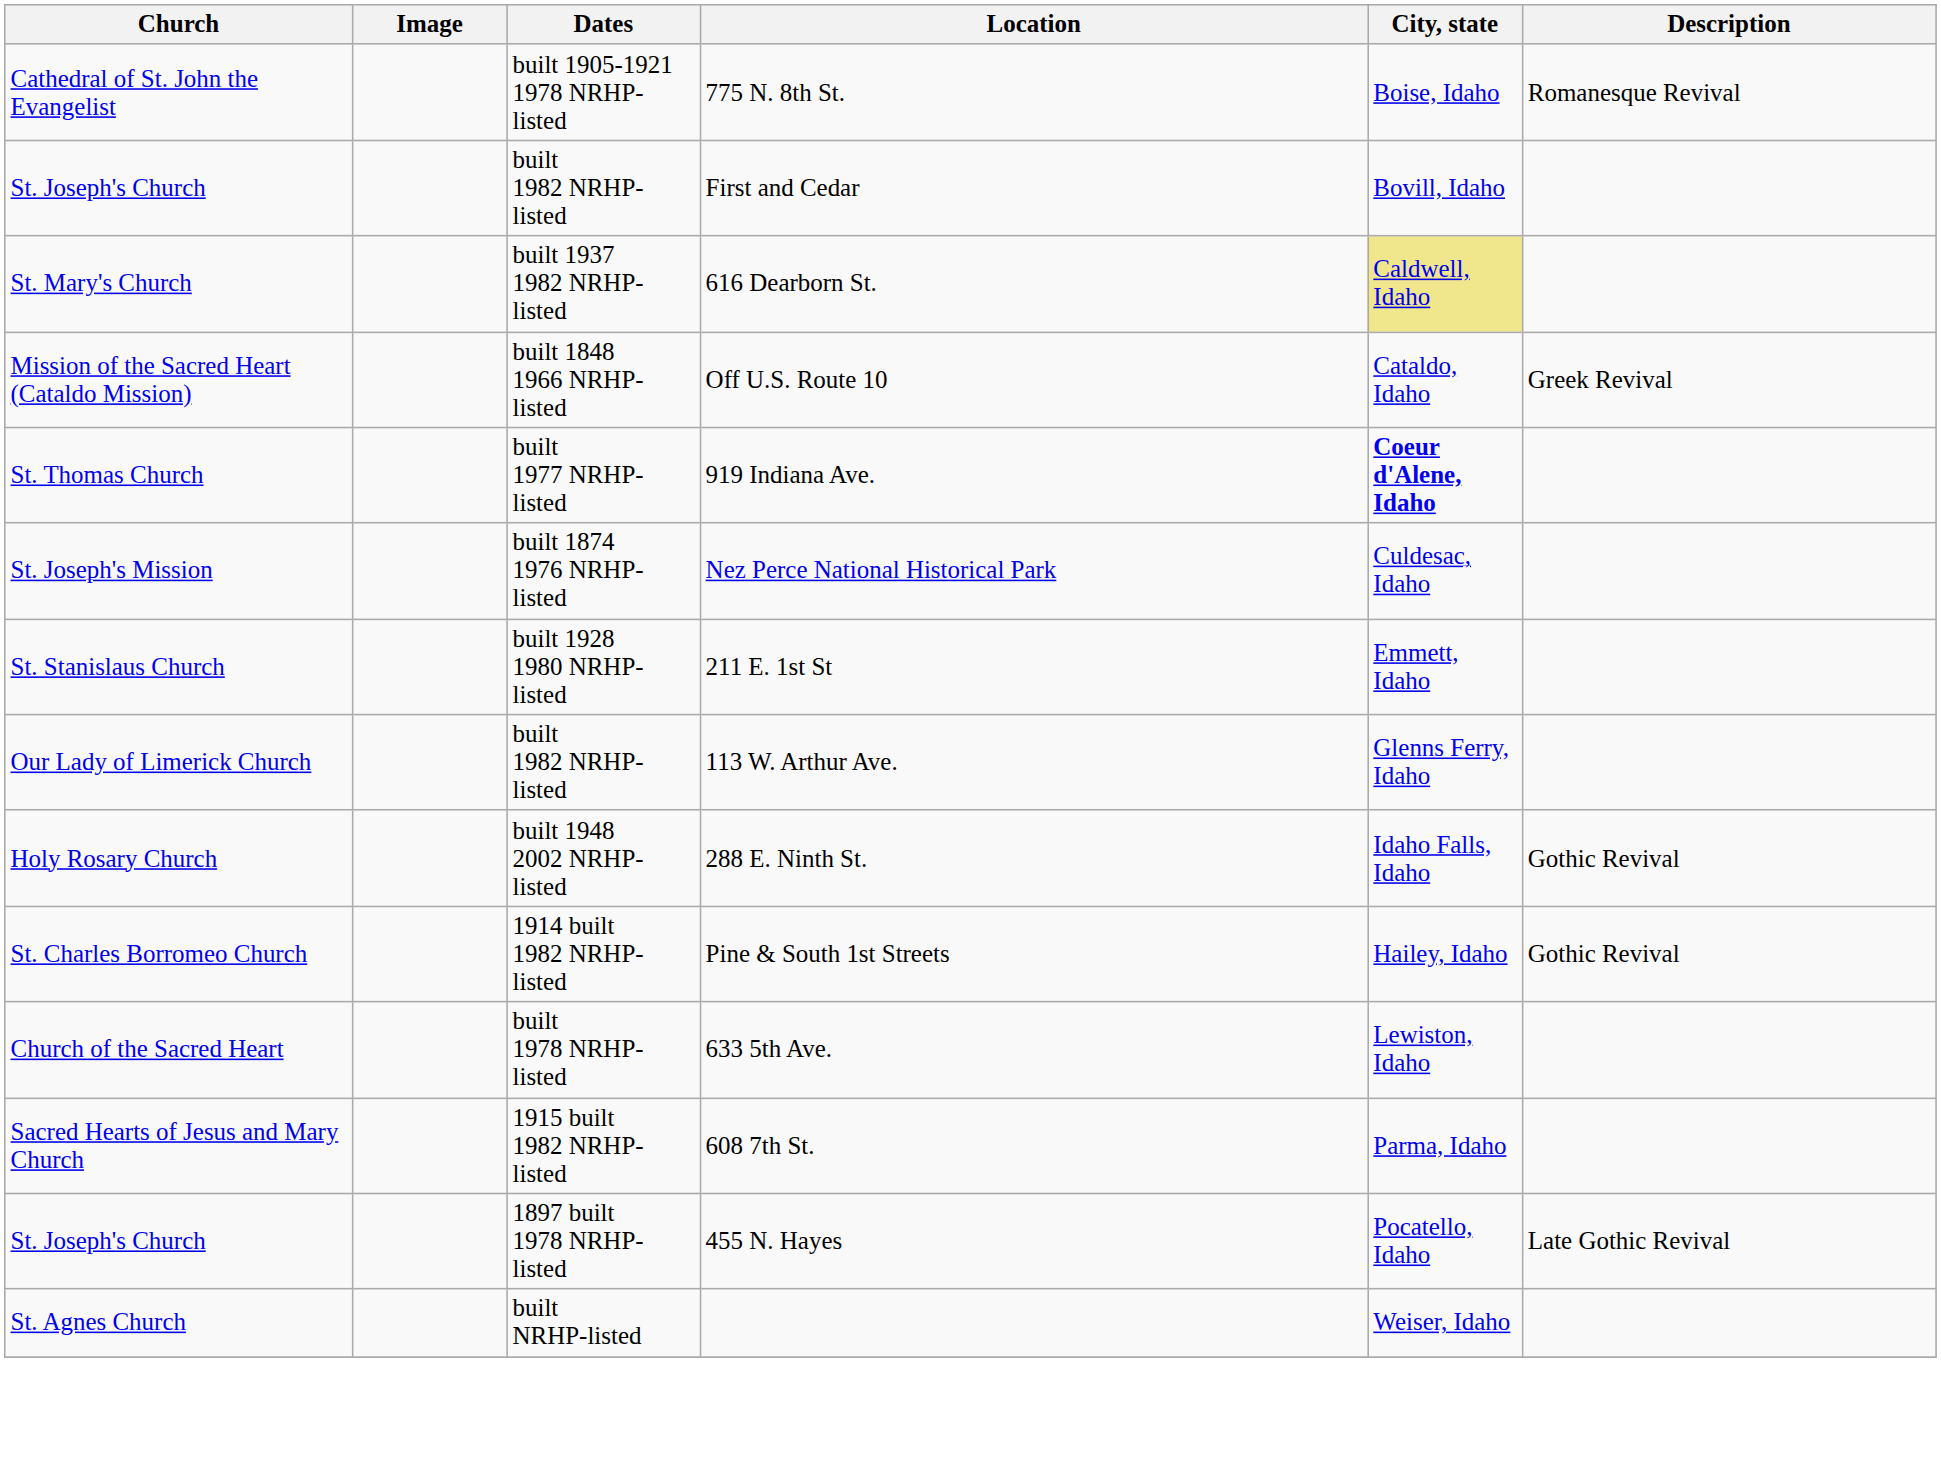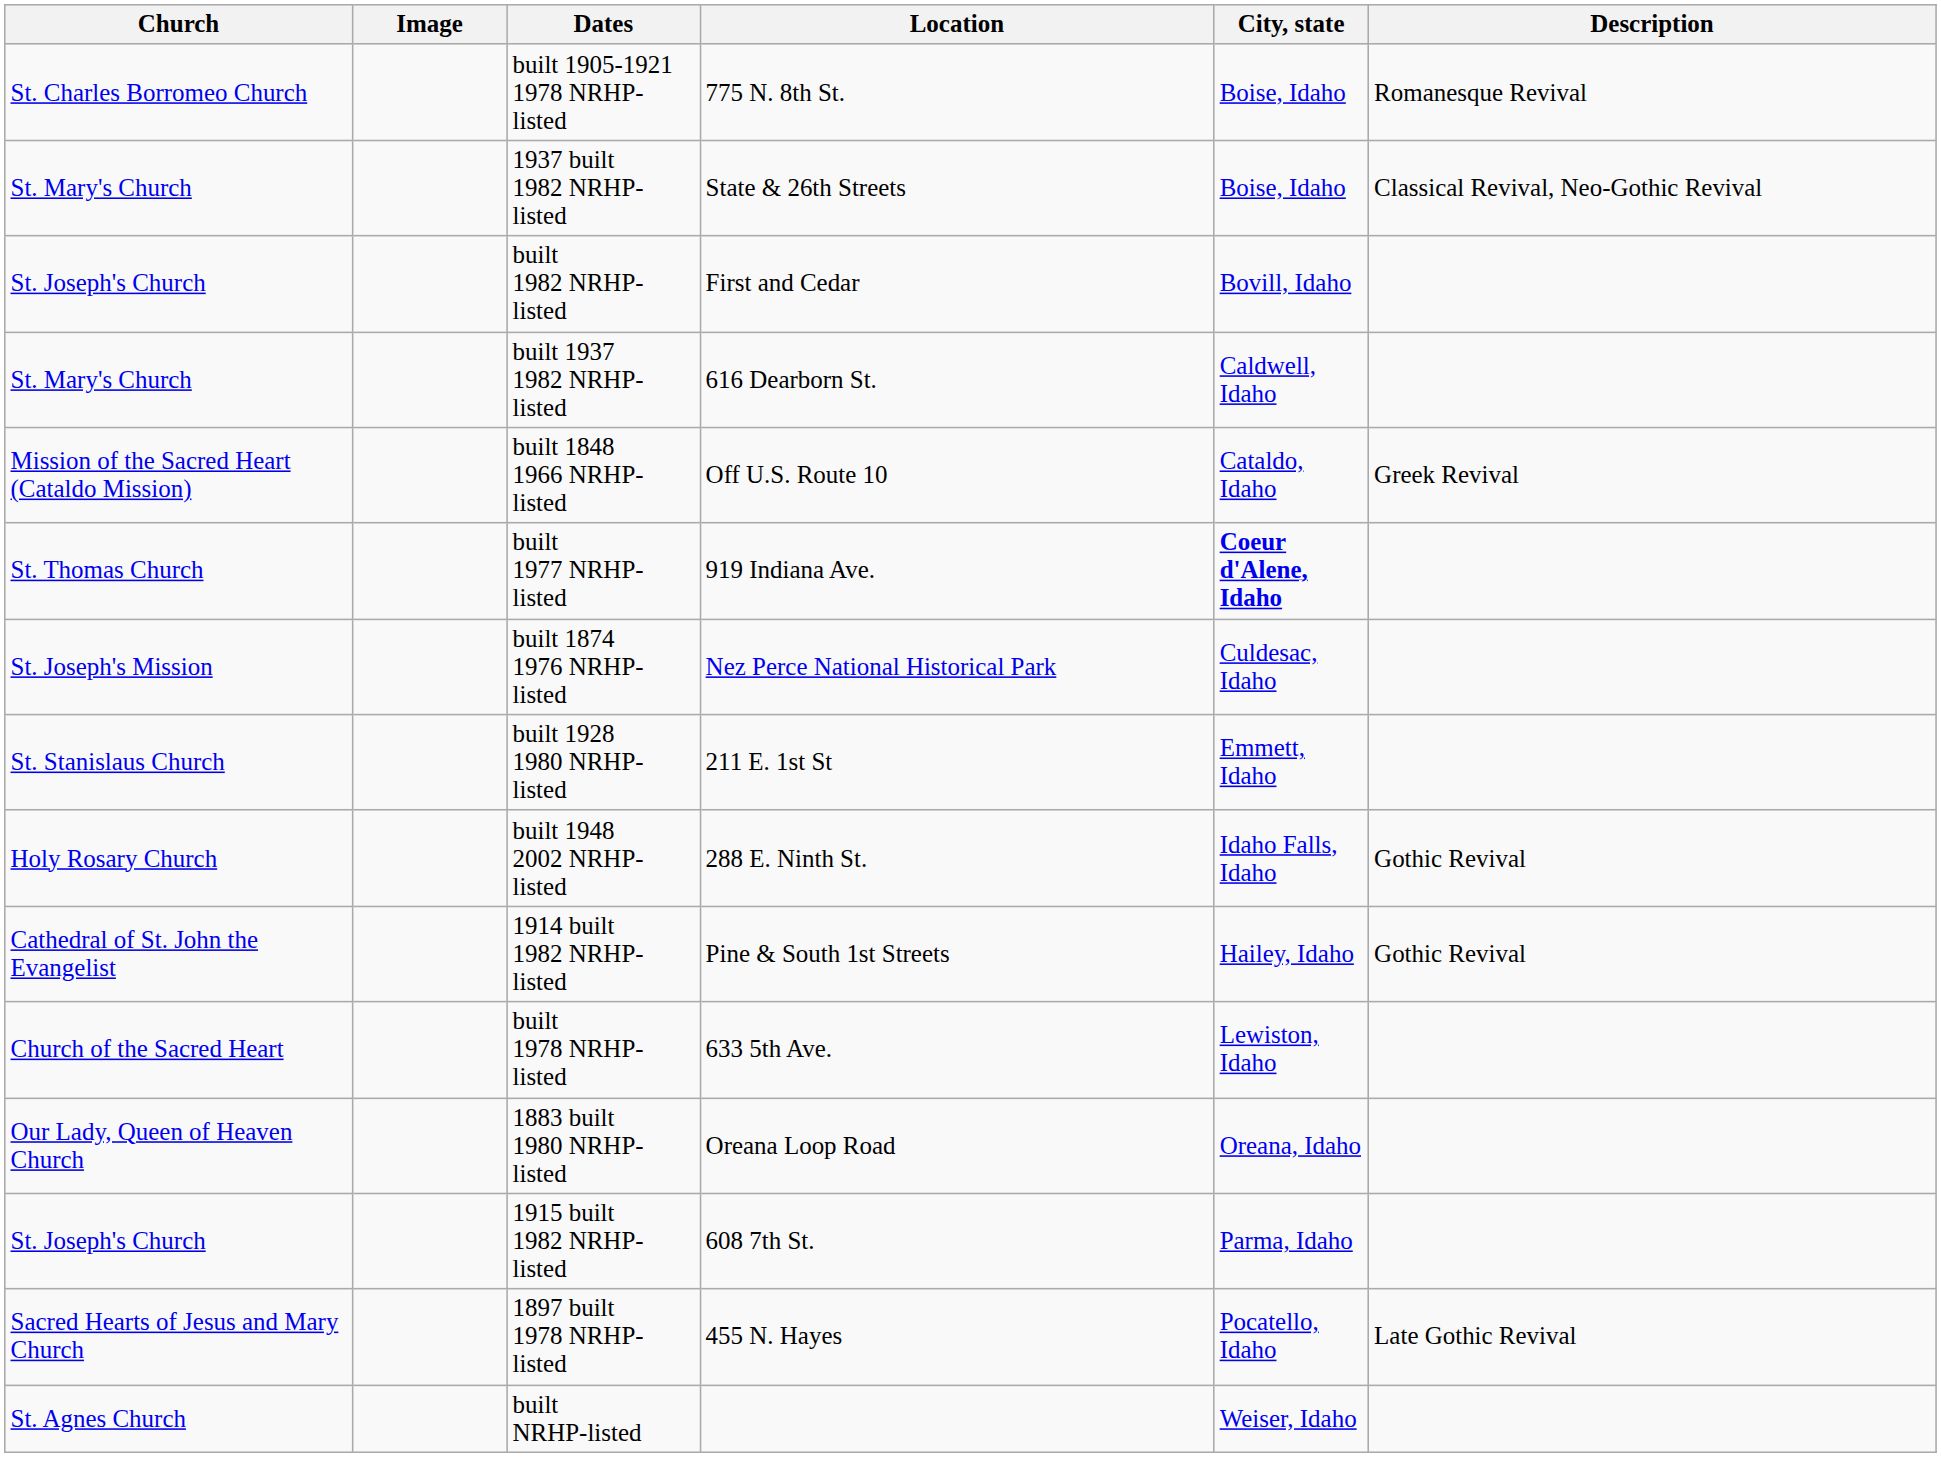(134, 91) Cathedral of St. John the Evangelist -> (159, 91) St. Charles Borromeo Church
+ row: (578, 187)
(1422, 283) khaki background -> (1268, 379) no background
- row: (578, 762)
(159, 953) St. Charles Borromeo Church -> (134, 953) Cathedral of St. John the Evangelist
+ row: (578, 1145)
(174, 1145) Sacred Hearts of Jesus and Mary Church -> (108, 1240) St. Joseph's Church
(108, 1240) St. Joseph's Church -> (174, 1336) Sacred Hearts of Jesus and Mary Church
